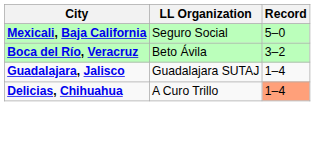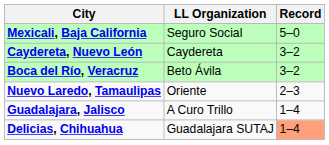+ row: (75, 52)
+ row: (84, 91)
(206, 71) Guadalajara SUTAJ -> (200, 110) A Curo Trillo
(185, 91) A Curo Trillo -> (220, 129) Guadalajara SUTAJ
